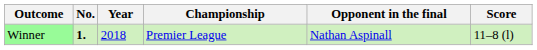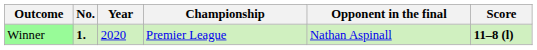(113, 34) 2018 -> (113, 34) 2020
(494, 34) normal -> (494, 34) bold
